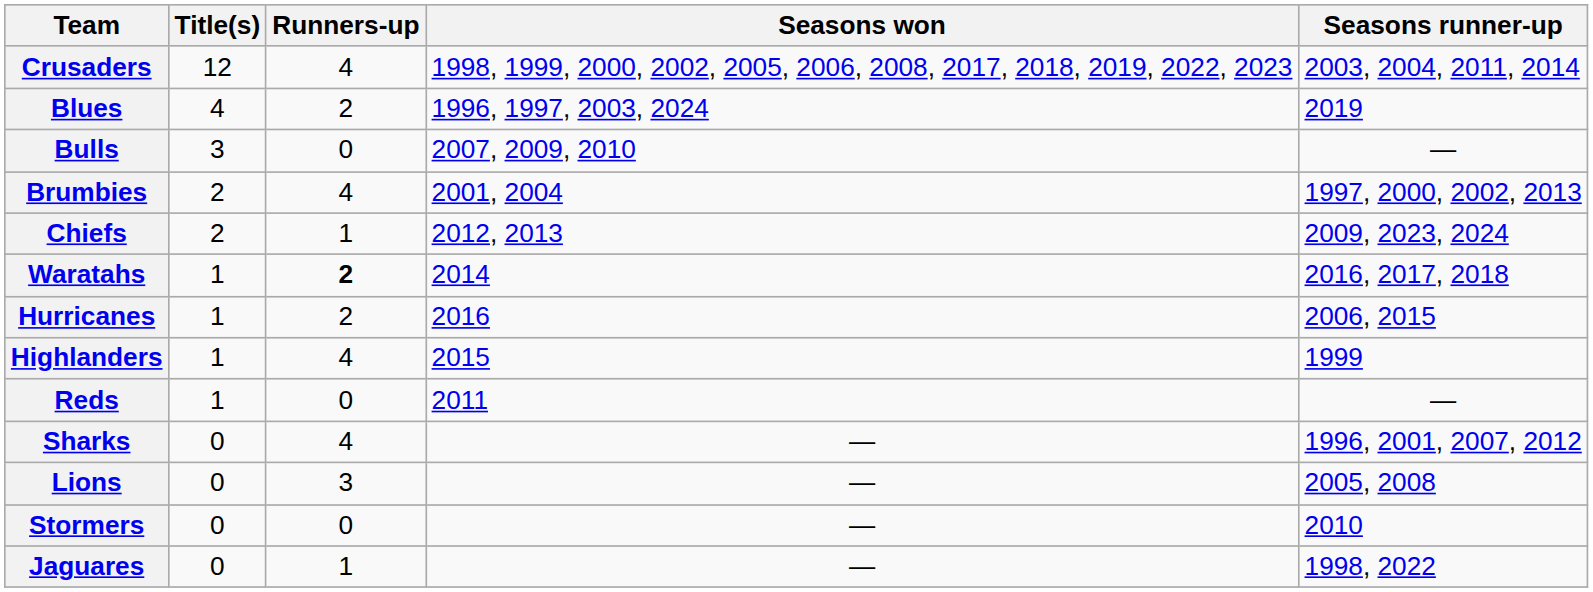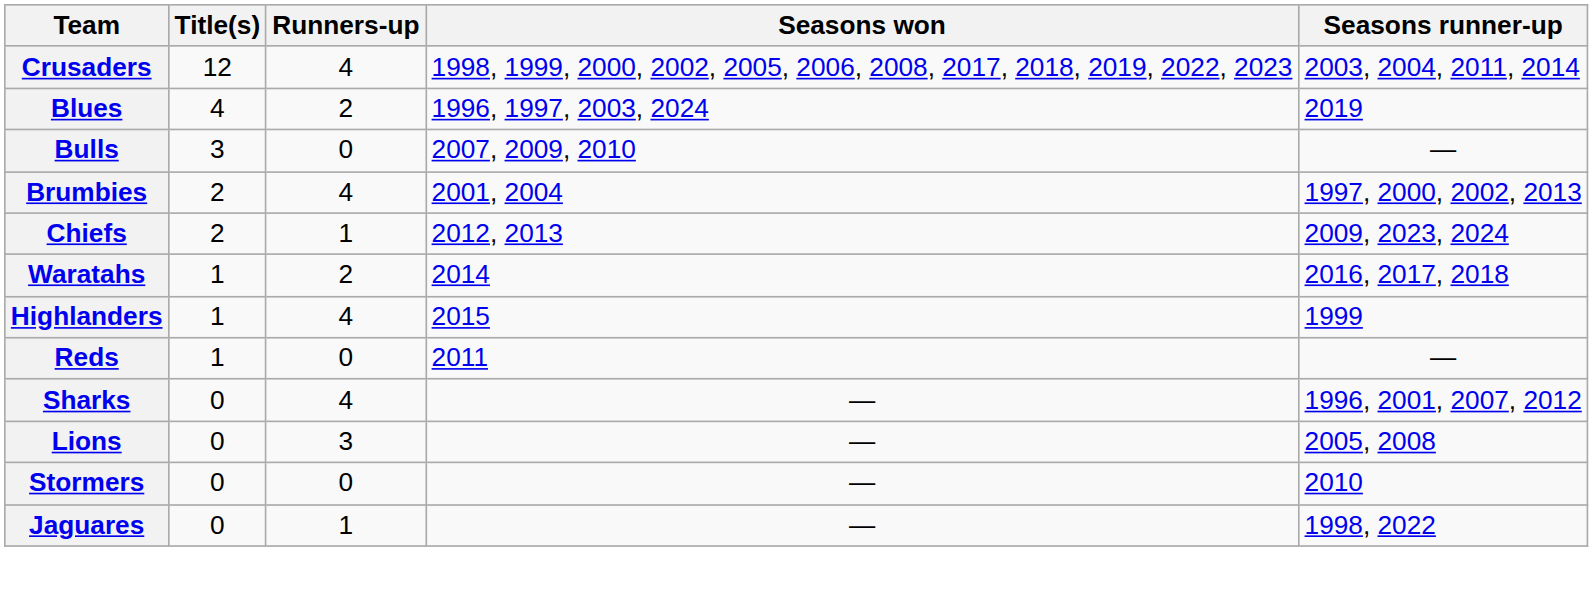(346, 274) bold -> (346, 274) normal
- row: (87, 316)
